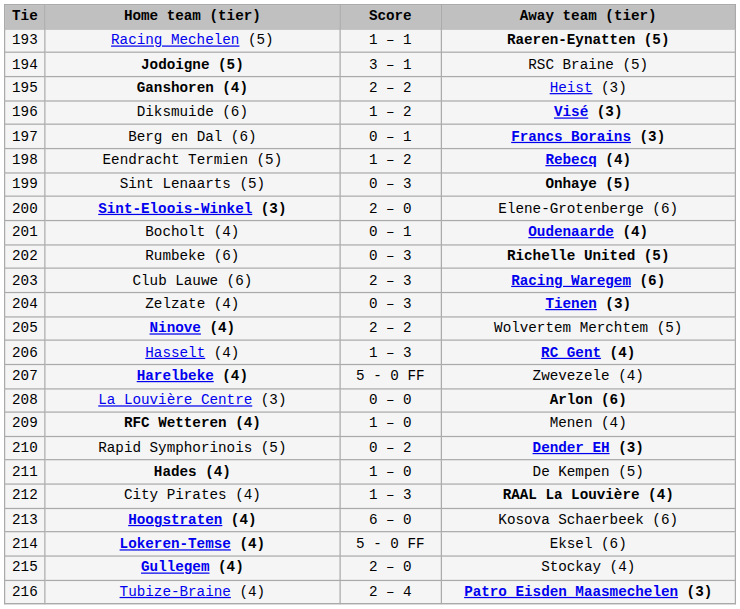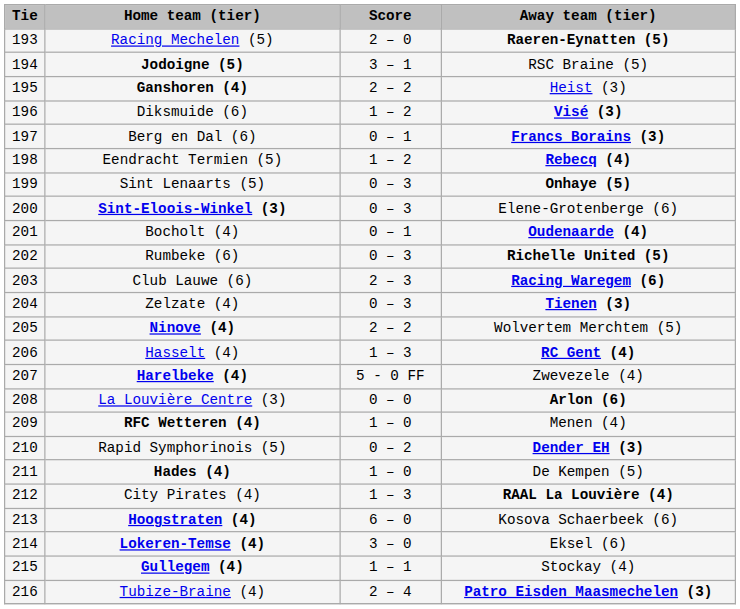(390, 40) 1 – 1 -> (390, 40) 2 – 0
(390, 208) 2 – 0 -> (390, 208) 0 – 3
(390, 544) 5 - 0 FF -> (390, 544) 3 – 0
(390, 568) 2 – 0 -> (390, 568) 1 – 1
